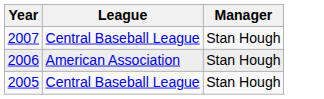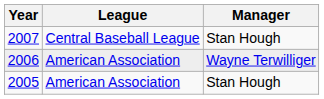(243, 60) Stan Hough -> (261, 60) Wayne Terwilliger
(123, 82) Central Baseball League -> (113, 82) American Association
